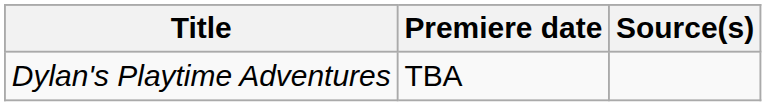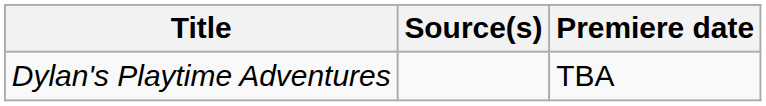columns swapped: (503, 28) <-> (685, 28)
